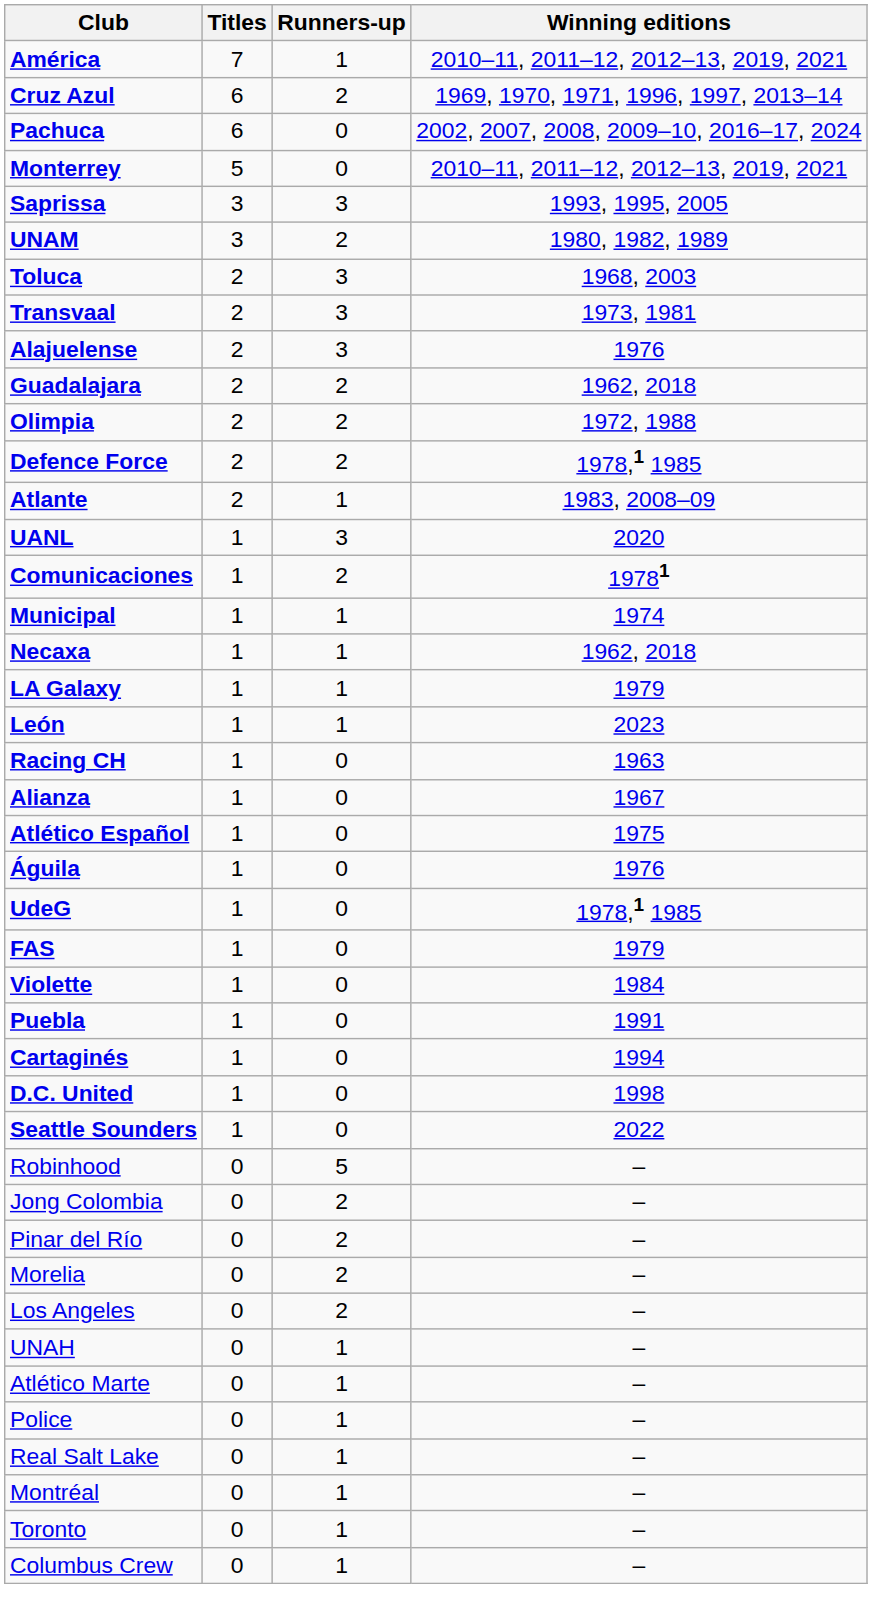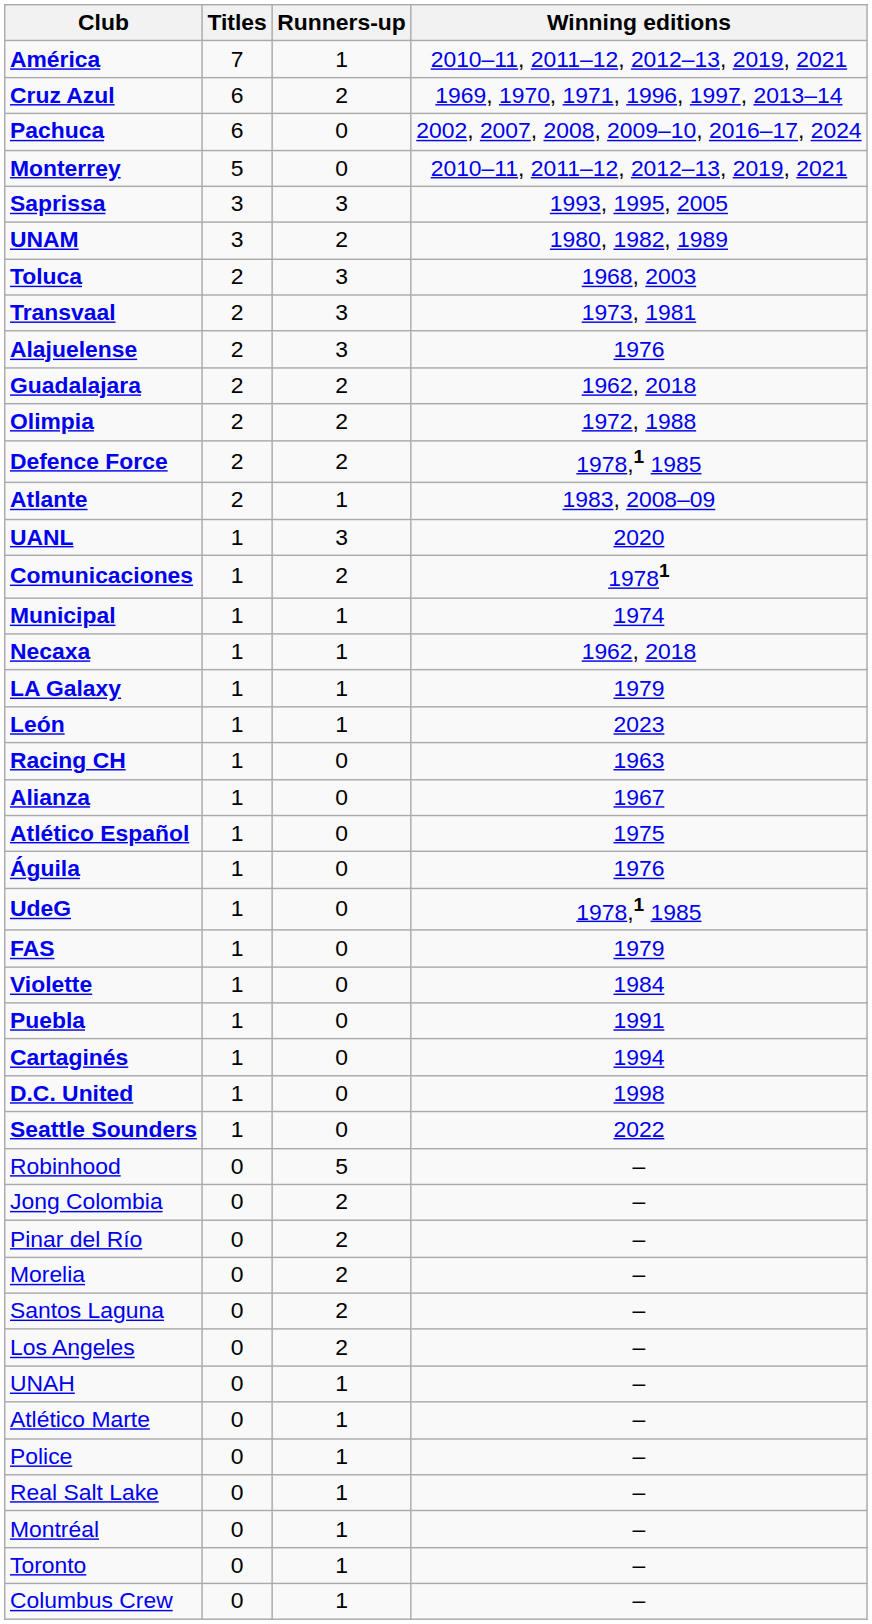+ row: (87, 1311)
